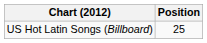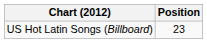(179, 30) 25 -> (179, 30) 23
